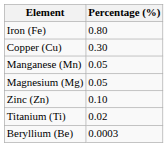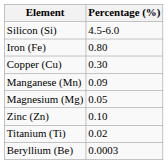+ row: (32, 30)
(98, 64) 0.05 -> (98, 82) 0.09
